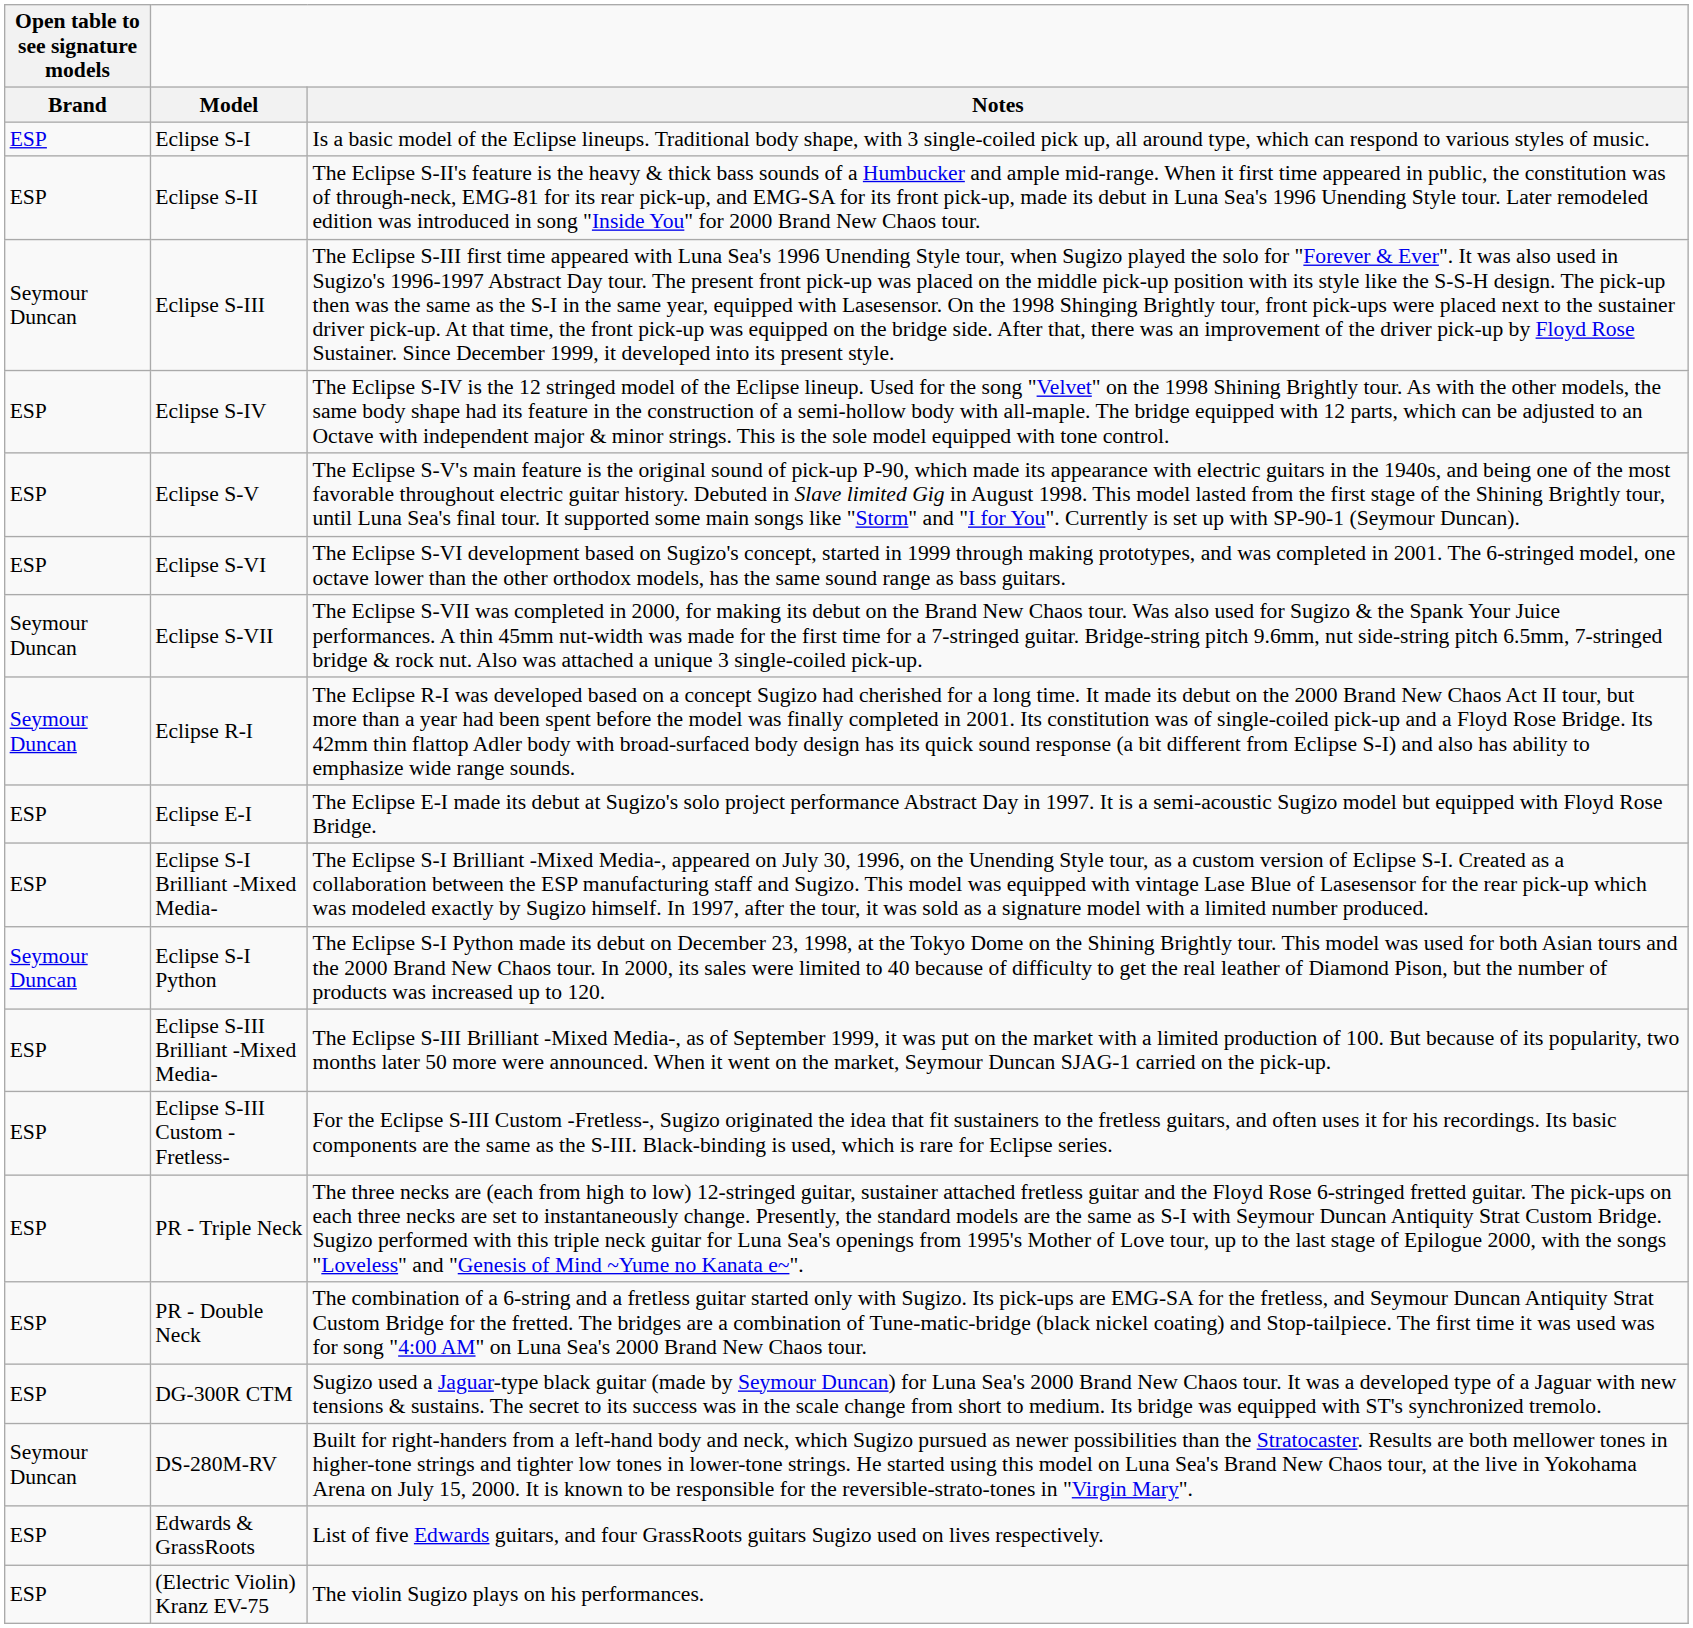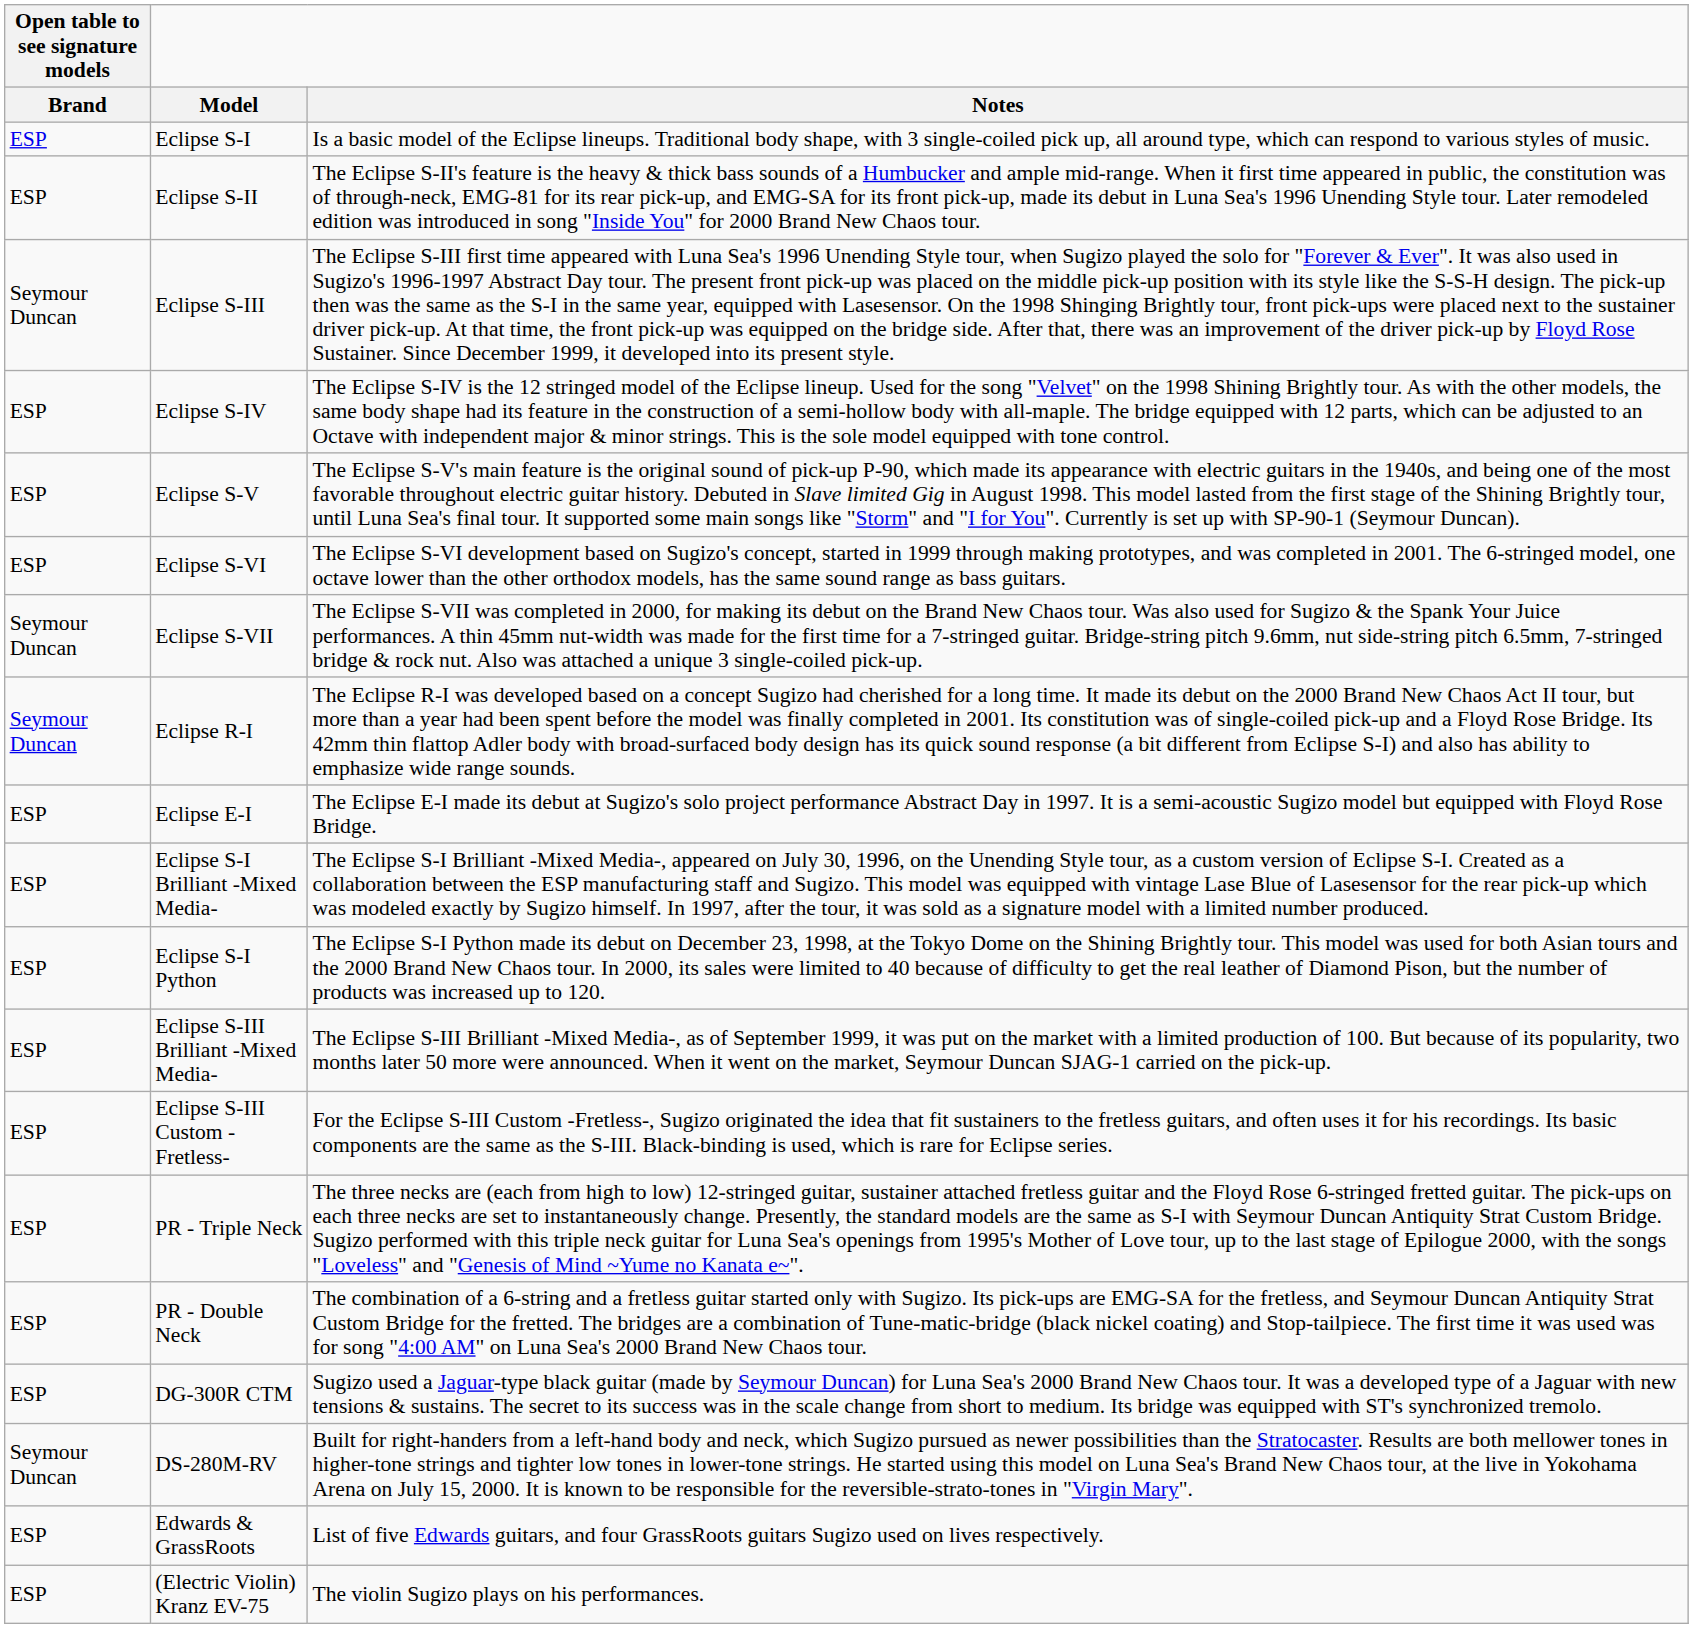(49, 967) Seymour Duncan -> (28, 967) ESP
